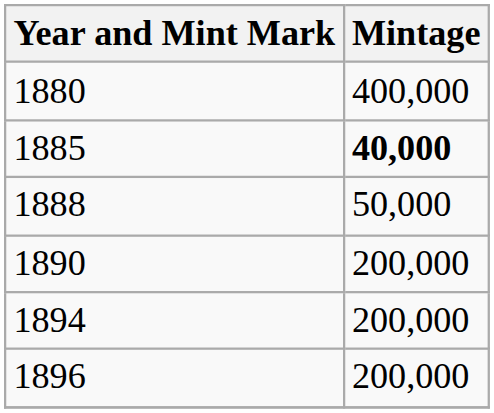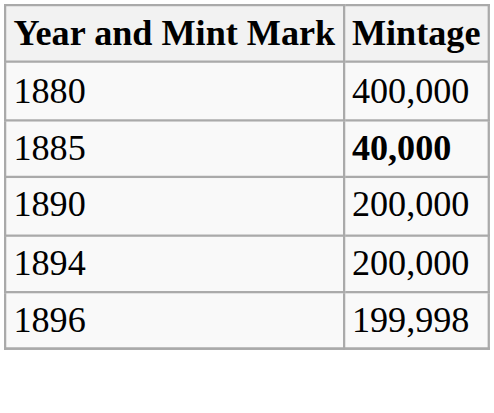- row: (50, 205)
(411, 377) 200,000 -> (411, 319) 199,998
